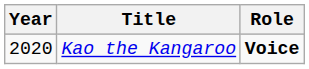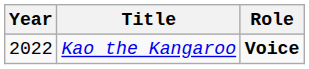(31, 49) 2020 -> (31, 49) 2022
